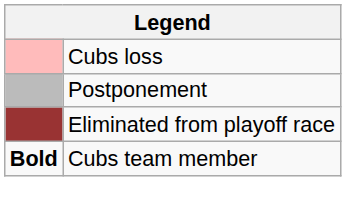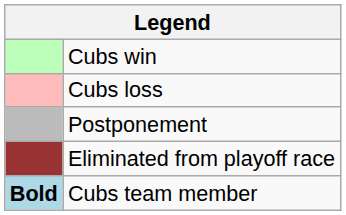+ row: (112, 56)
(34, 159) no background -> (34, 193) lightblue background
